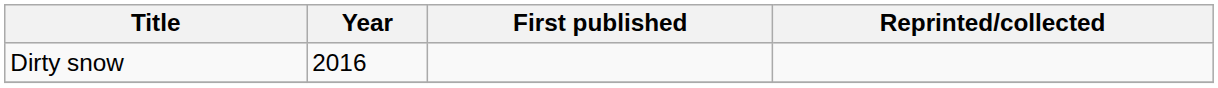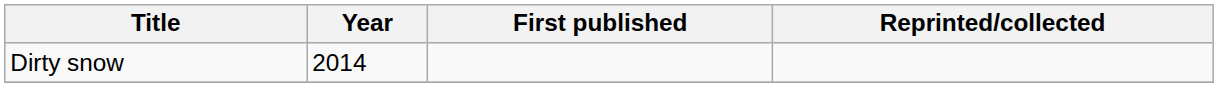(339, 62) 2016 -> (339, 62) 2014
